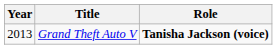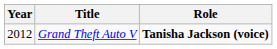(20, 34) 2013 -> (20, 34) 2012
